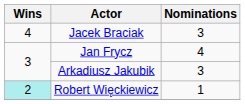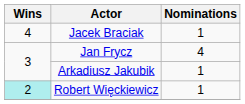(200, 33) 3 -> (200, 33) 1
(200, 71) 3 -> (200, 71) 1
